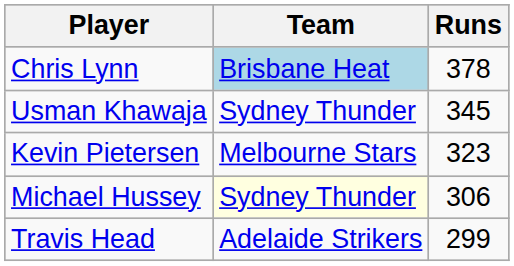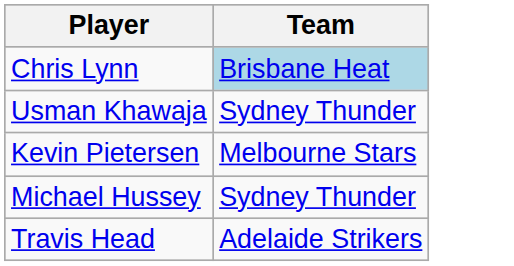- column: (468, 25)
(318, 196) lightyellow background -> (318, 196) no background
